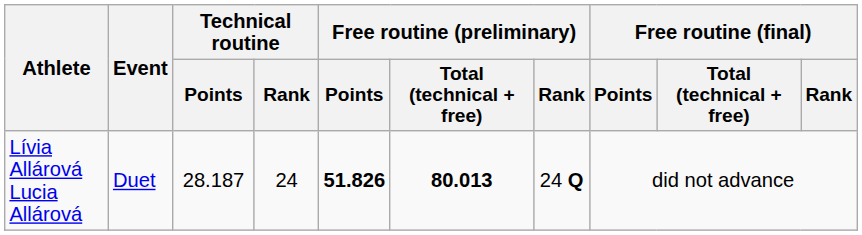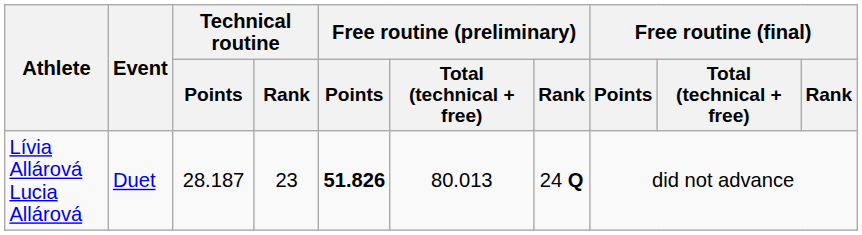(287, 181) 24 -> (287, 181) 23
(462, 181) bold -> (462, 181) normal
